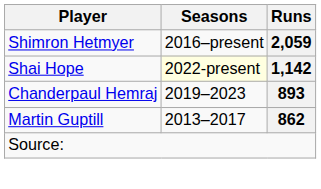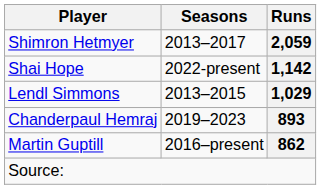(214, 42) 2016–present -> (205, 42) 2013–2017
(212, 68) lightyellow background -> (212, 68) no background
+ row: (64, 94)
(205, 119) 2013–2017 -> (214, 145) 2016–present
